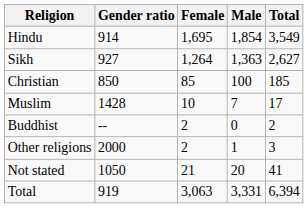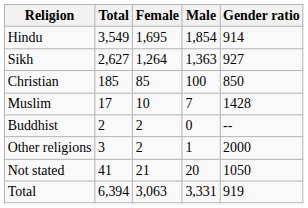columns swapped: (284, 15) <-> (136, 15)
